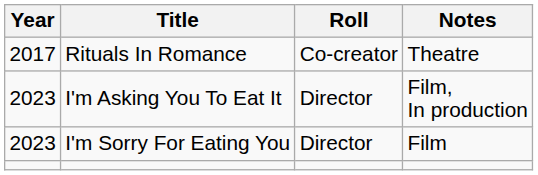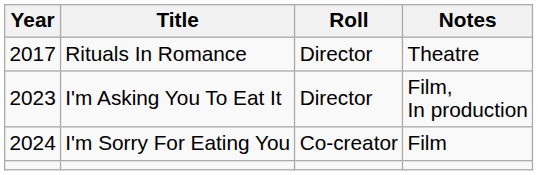(349, 53) Co-creator -> (336, 53) Director
(33, 143) 2023 -> (33, 143) 2024
(336, 143) Director -> (349, 143) Co-creator
